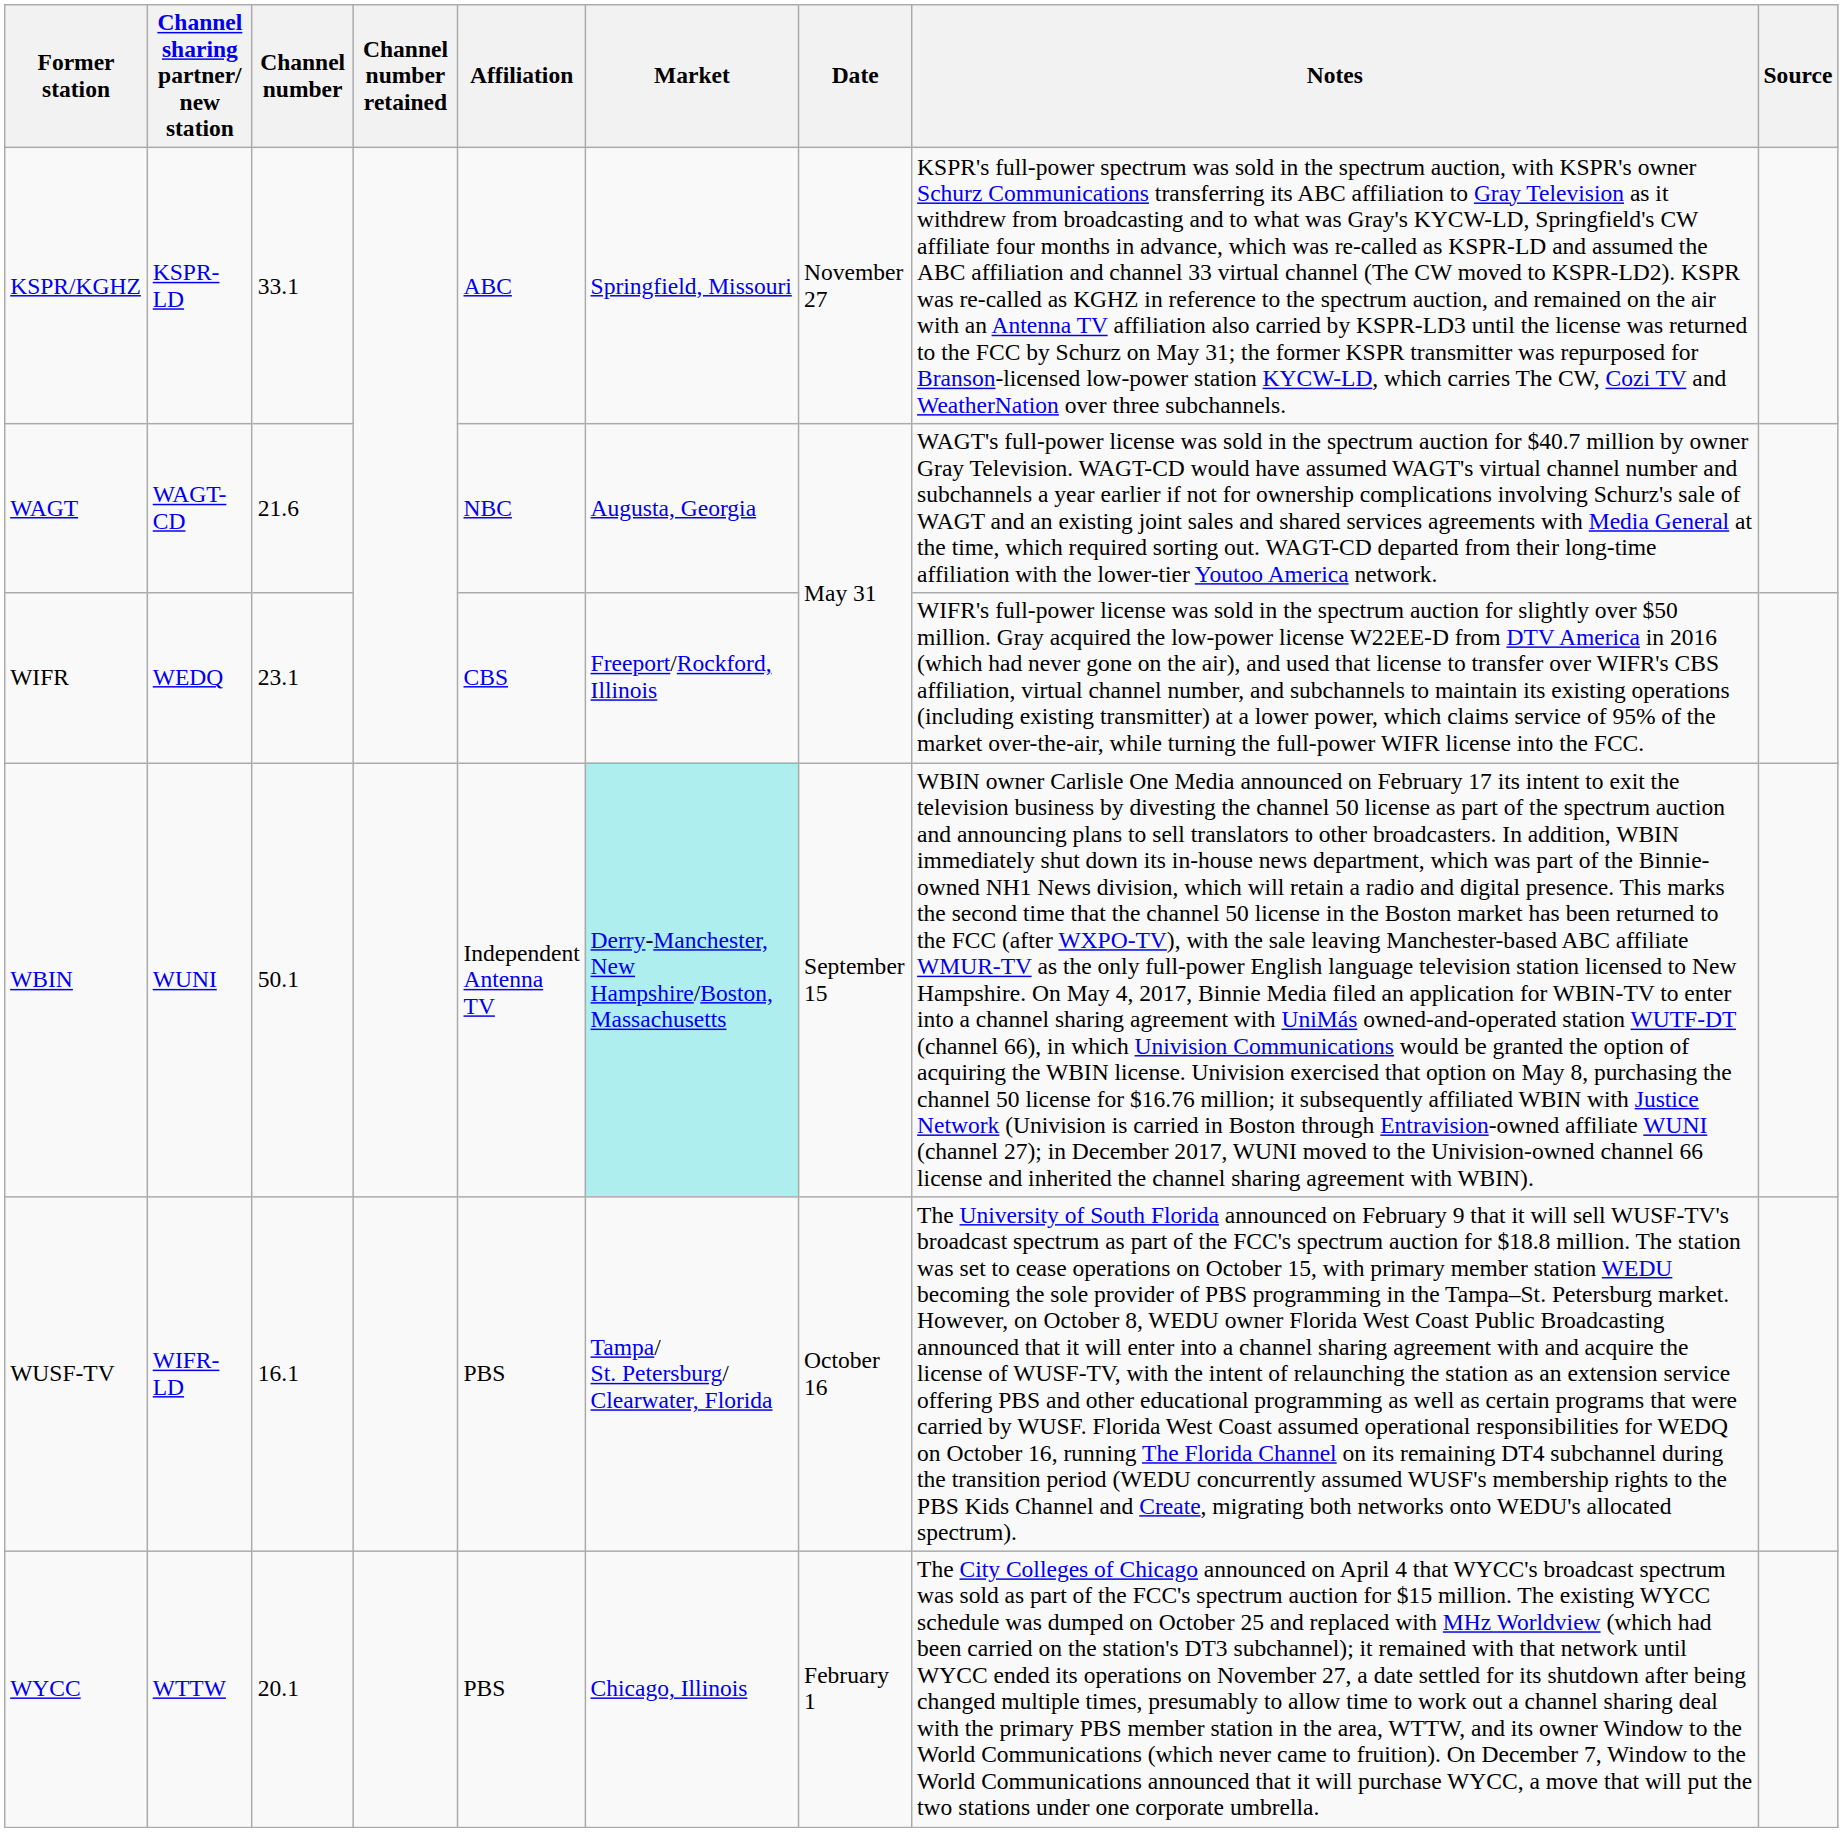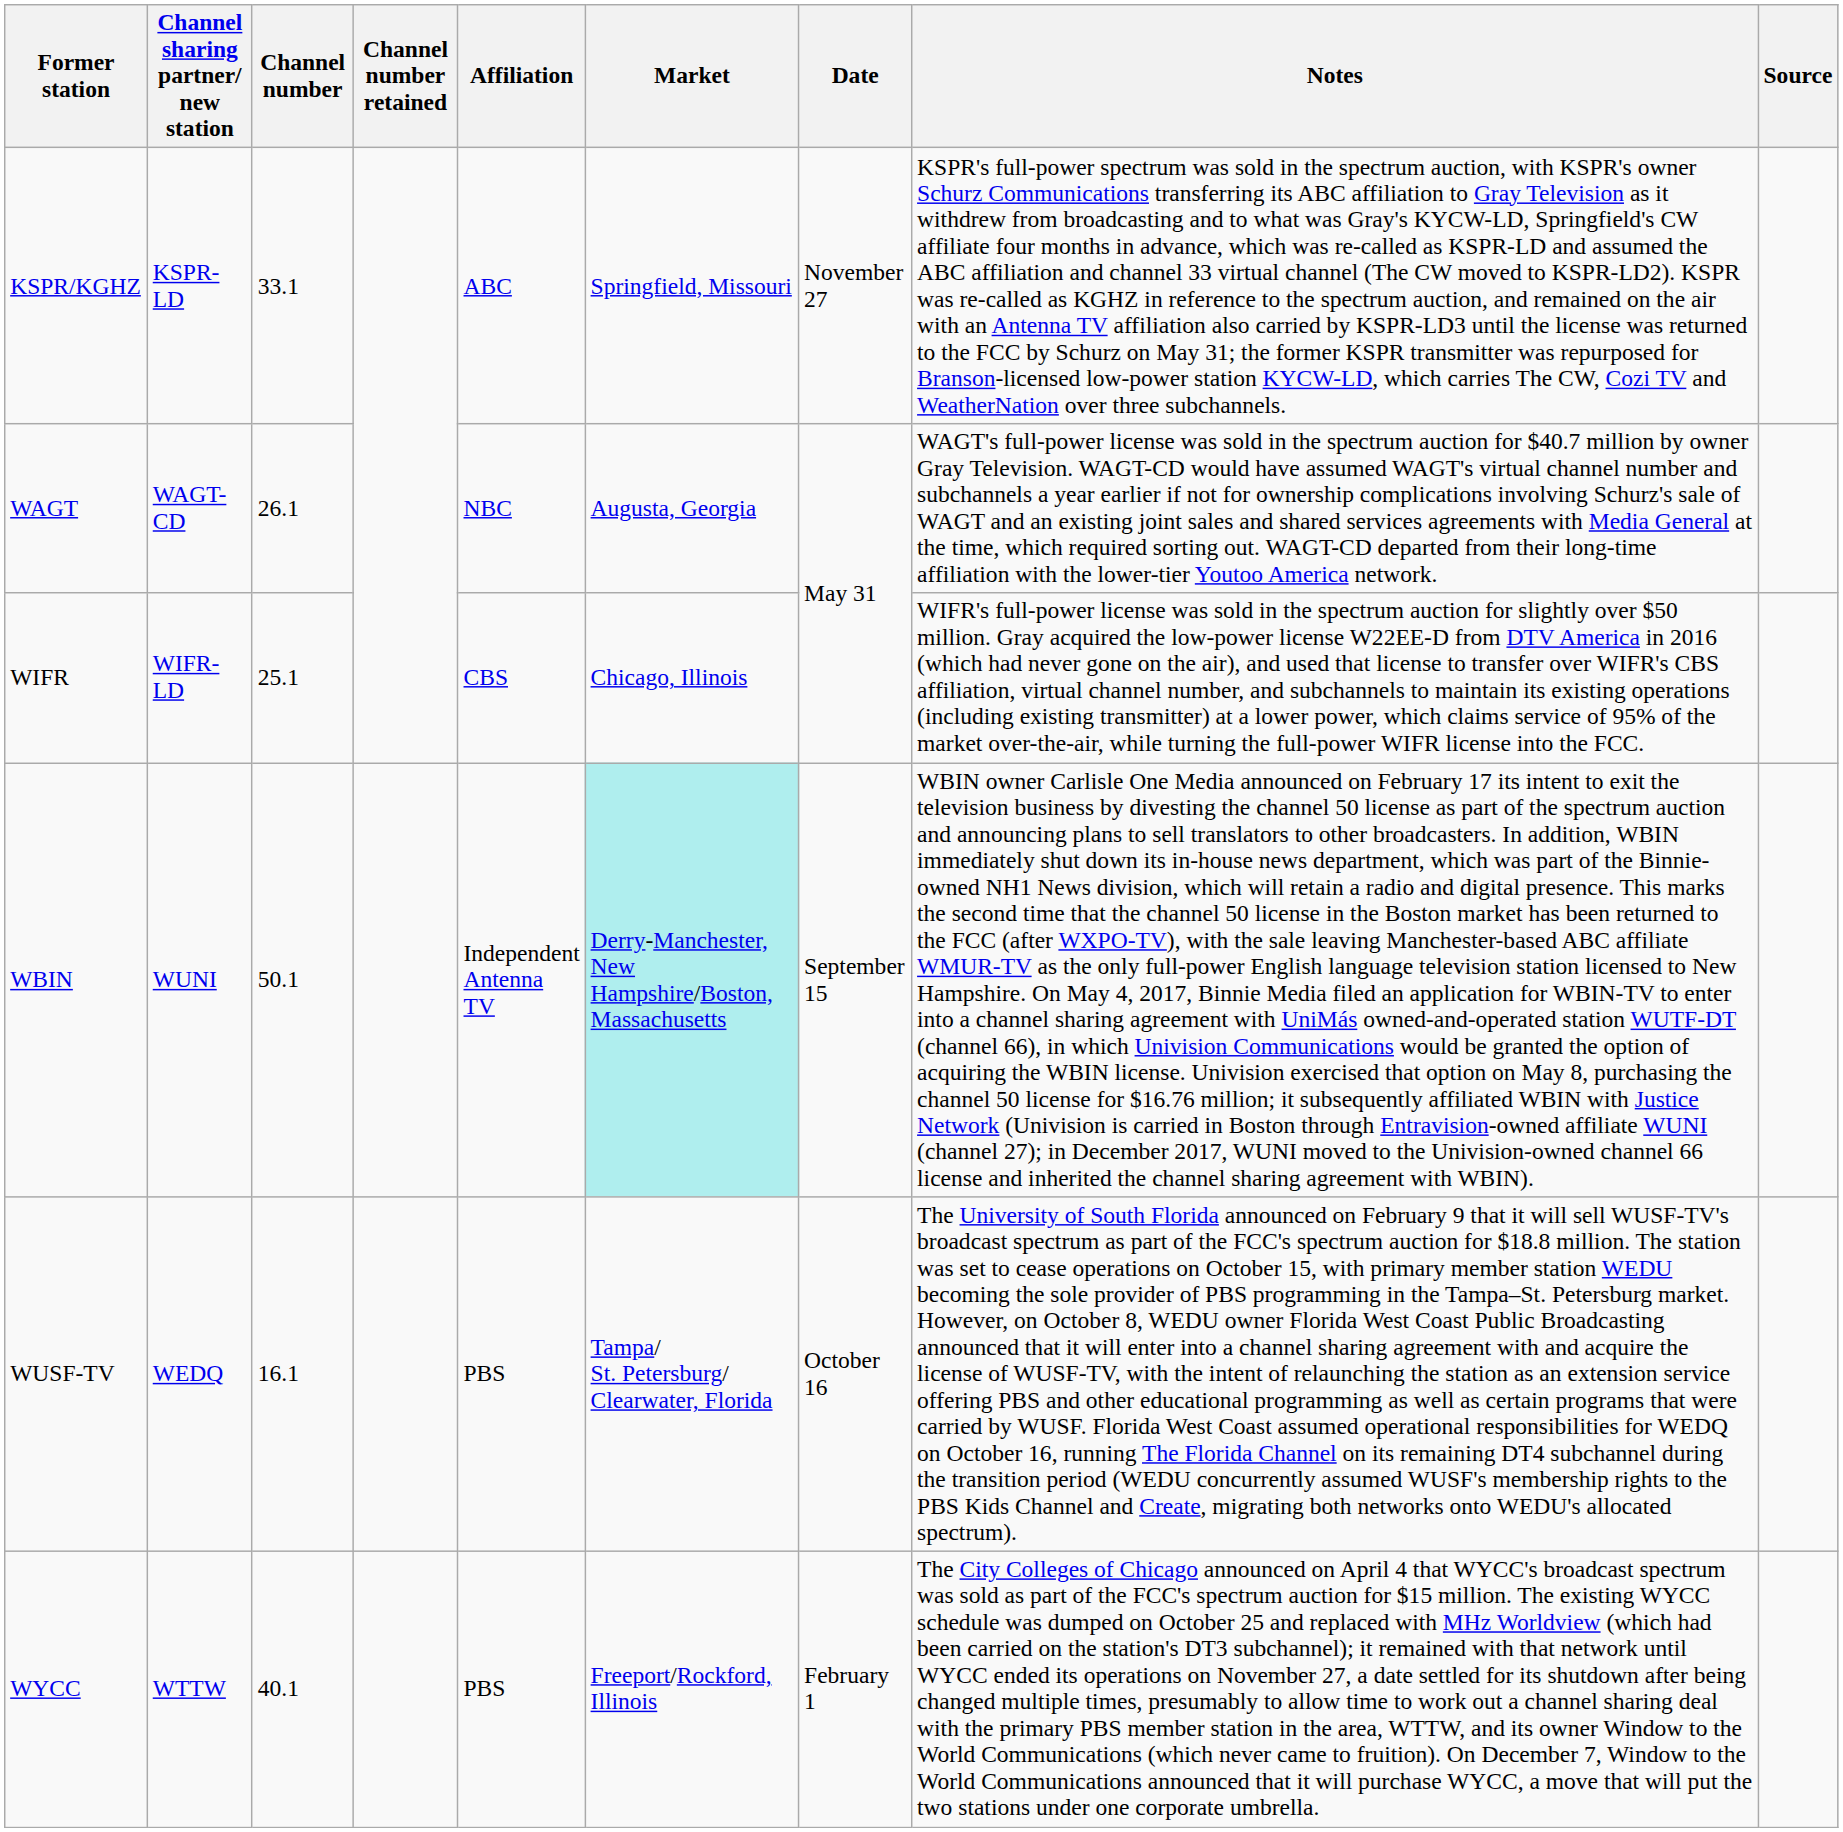(278, 507) 21.6 -> (278, 507) 26.1
(188, 677) WEDQ -> (186, 677) WIFR-LD
(278, 677) 23.1 -> (278, 677) 25.1
(681, 677) Freeport/Rockford, Illinois -> (669, 677) Chicago, Illinois
(186, 1373) WIFR-LD -> (188, 1373) WEDQ
(278, 1689) 20.1 -> (278, 1689) 40.1
(669, 1689) Chicago, Illinois -> (681, 1689) Freeport/Rockford, Illinois
